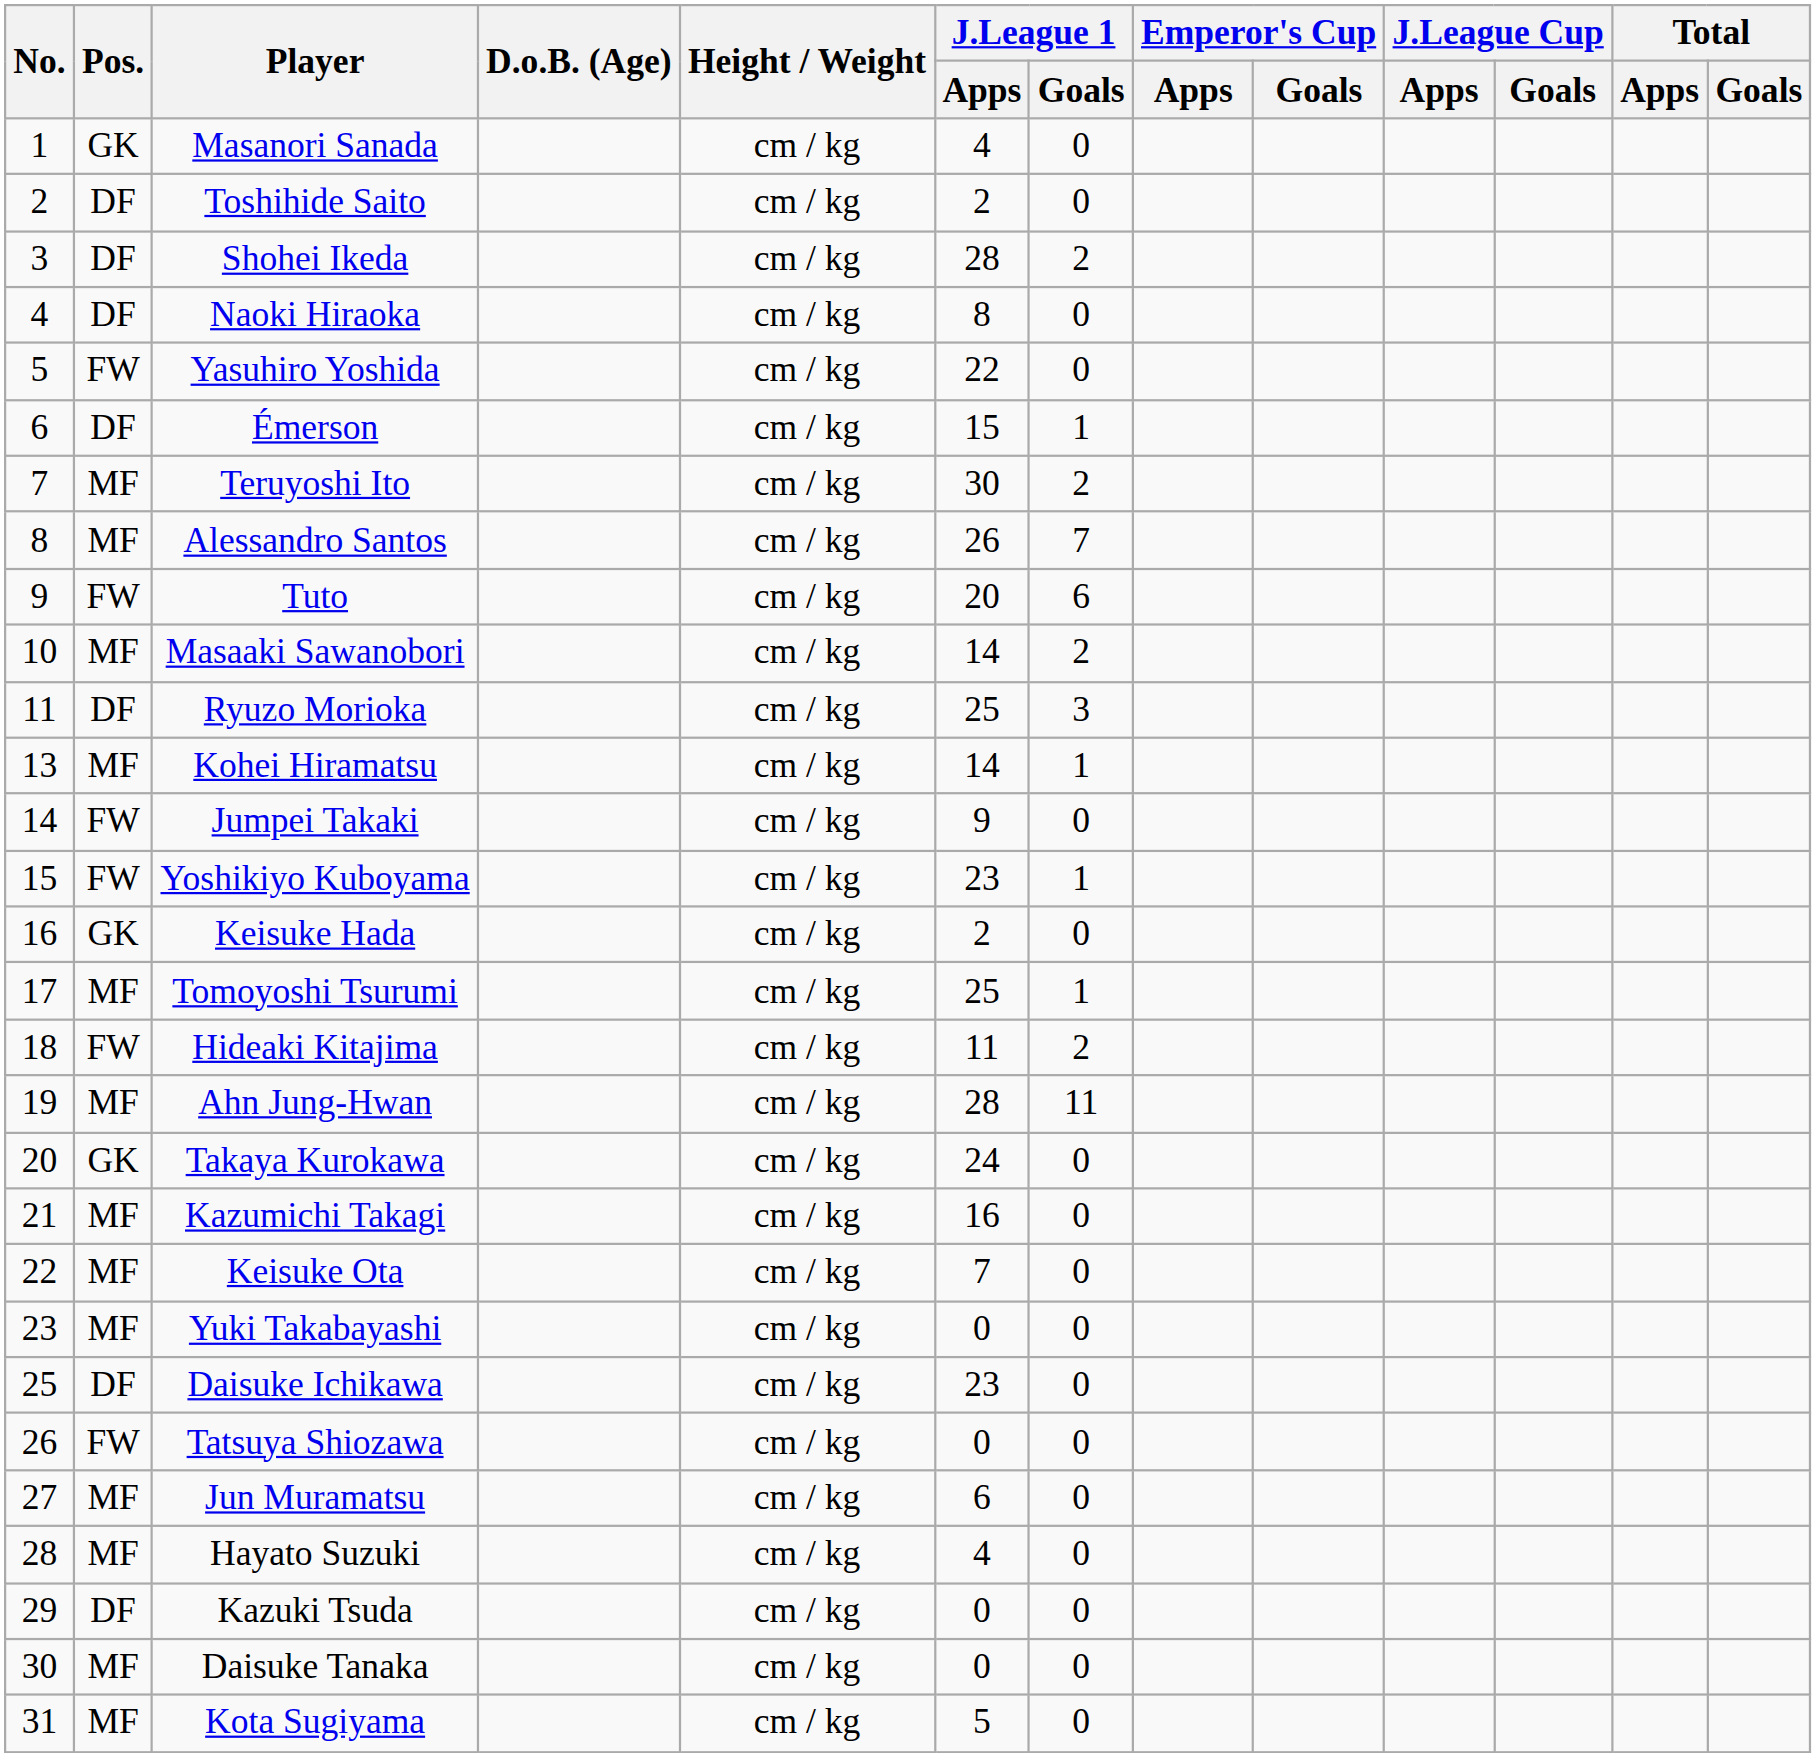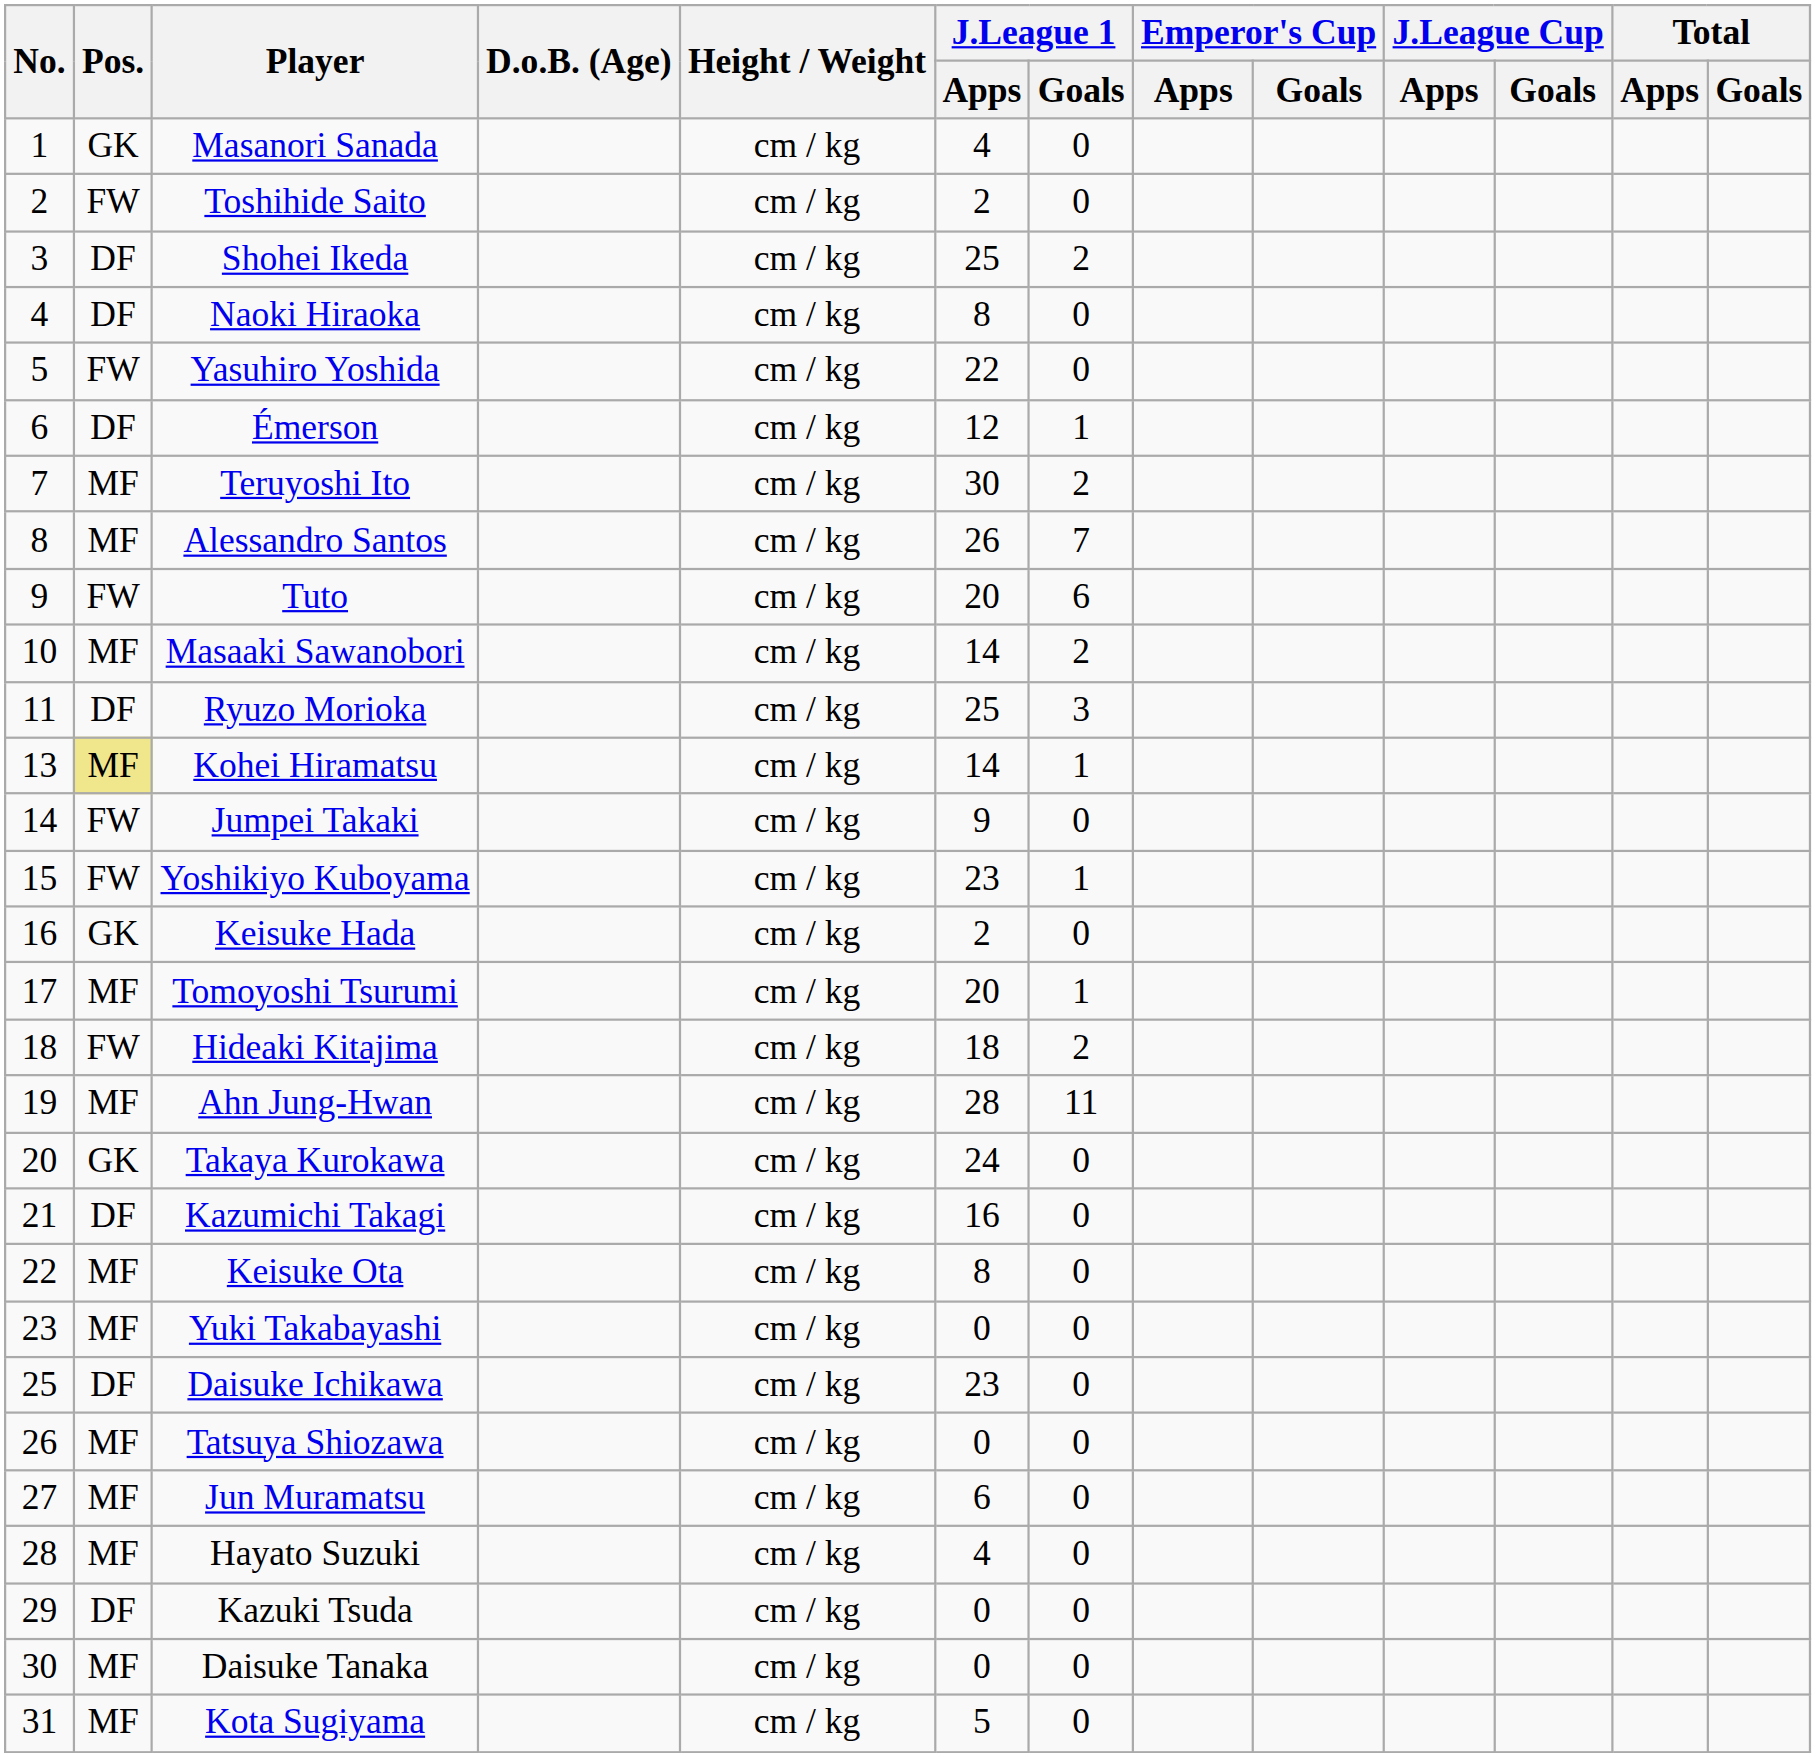(113, 201) DF -> (113, 201) FW
(982, 257) 28 -> (982, 257) 25
(982, 426) 15 -> (982, 426) 12
(113, 764) no background -> (113, 764) khaki background
(982, 990) 25 -> (982, 990) 20
(982, 1046) 11 -> (982, 1046) 18
(113, 1215) MF -> (113, 1215) DF
(982, 1271) 7 -> (982, 1271) 8
(113, 1440) FW -> (113, 1440) MF
